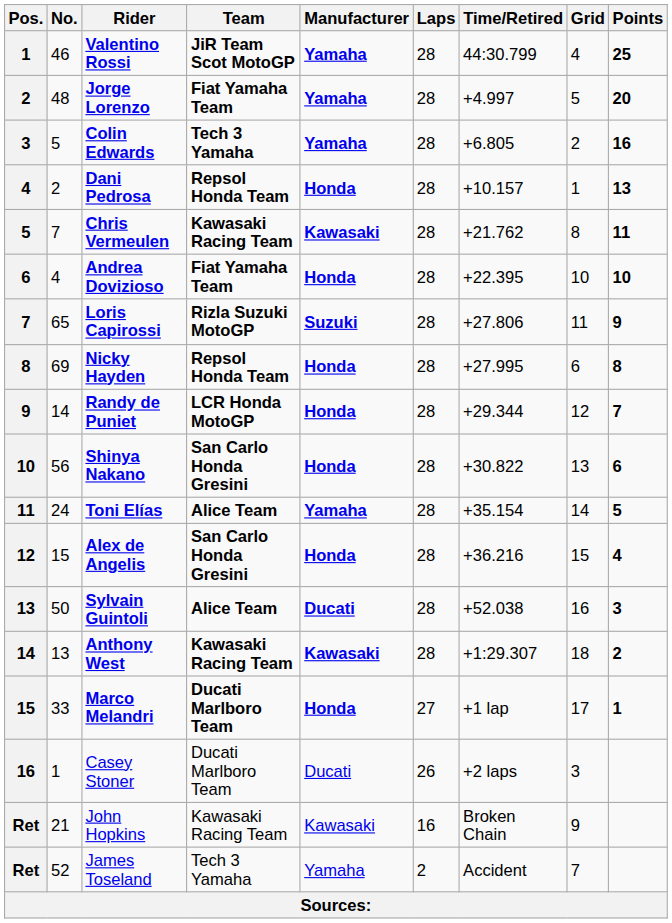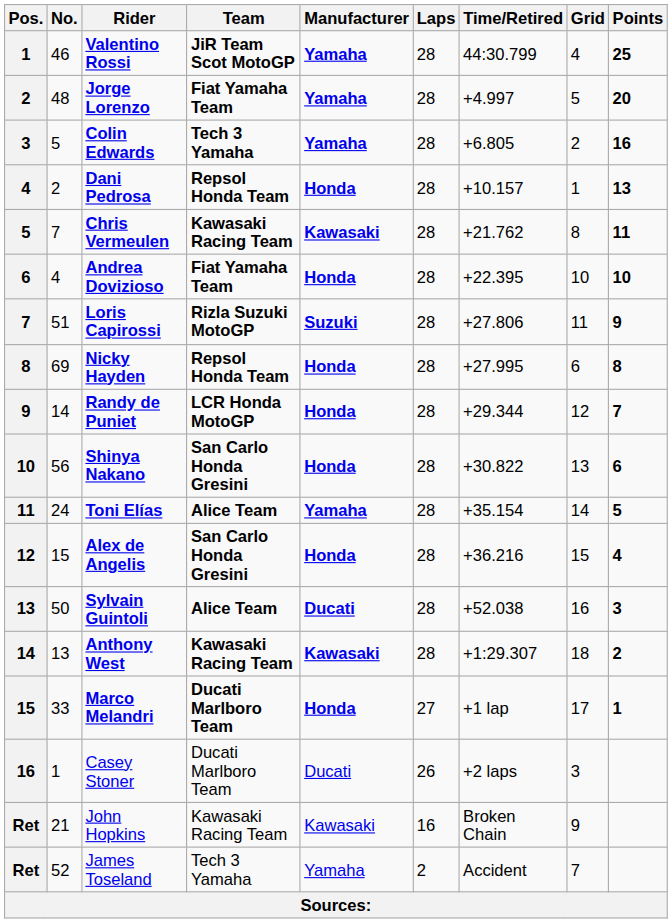(60, 322) 65 -> (60, 322) 51
